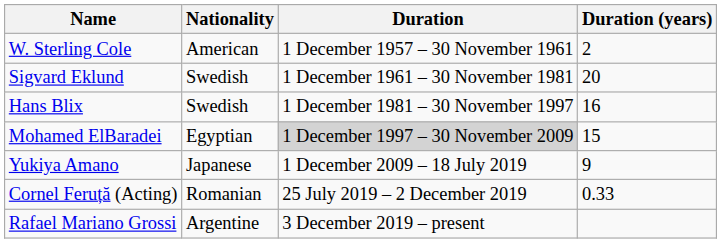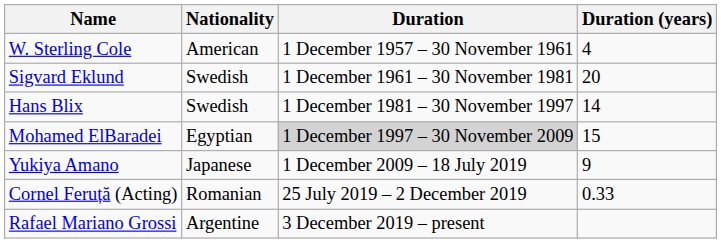(587, 48) 2 -> (587, 48) 4
(591, 106) 16 -> (591, 106) 14
